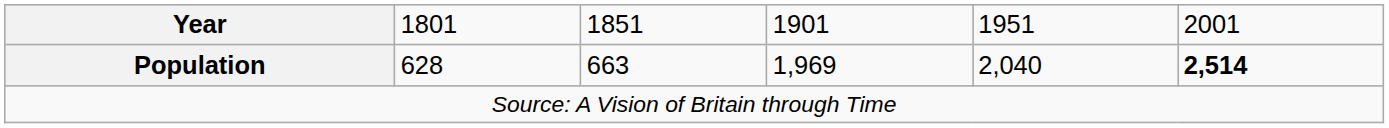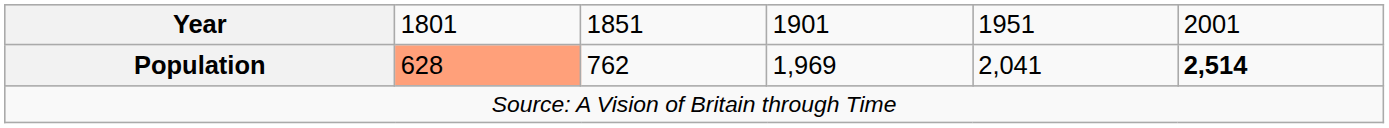(422, 65) no background -> (422, 65) lightsalmon background
(608, 65) 663 -> (608, 65) 762
(1010, 65) 2,040 -> (1010, 65) 2,041
